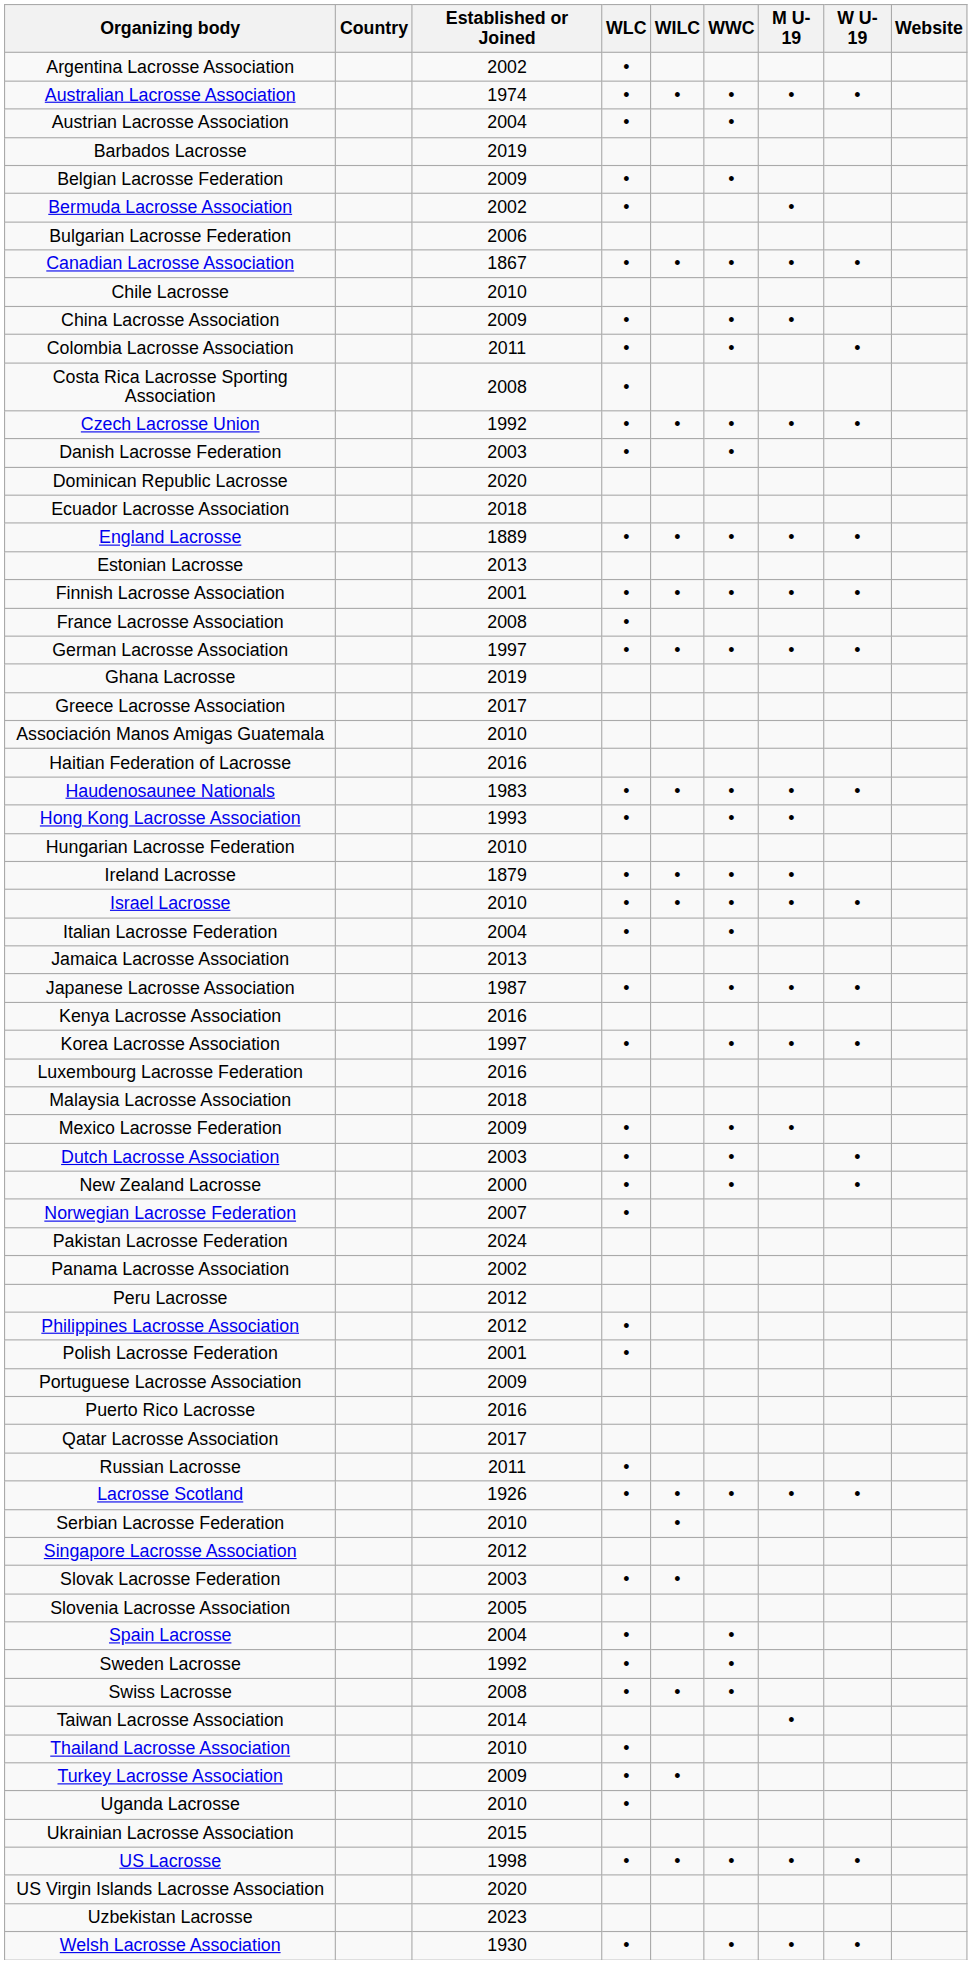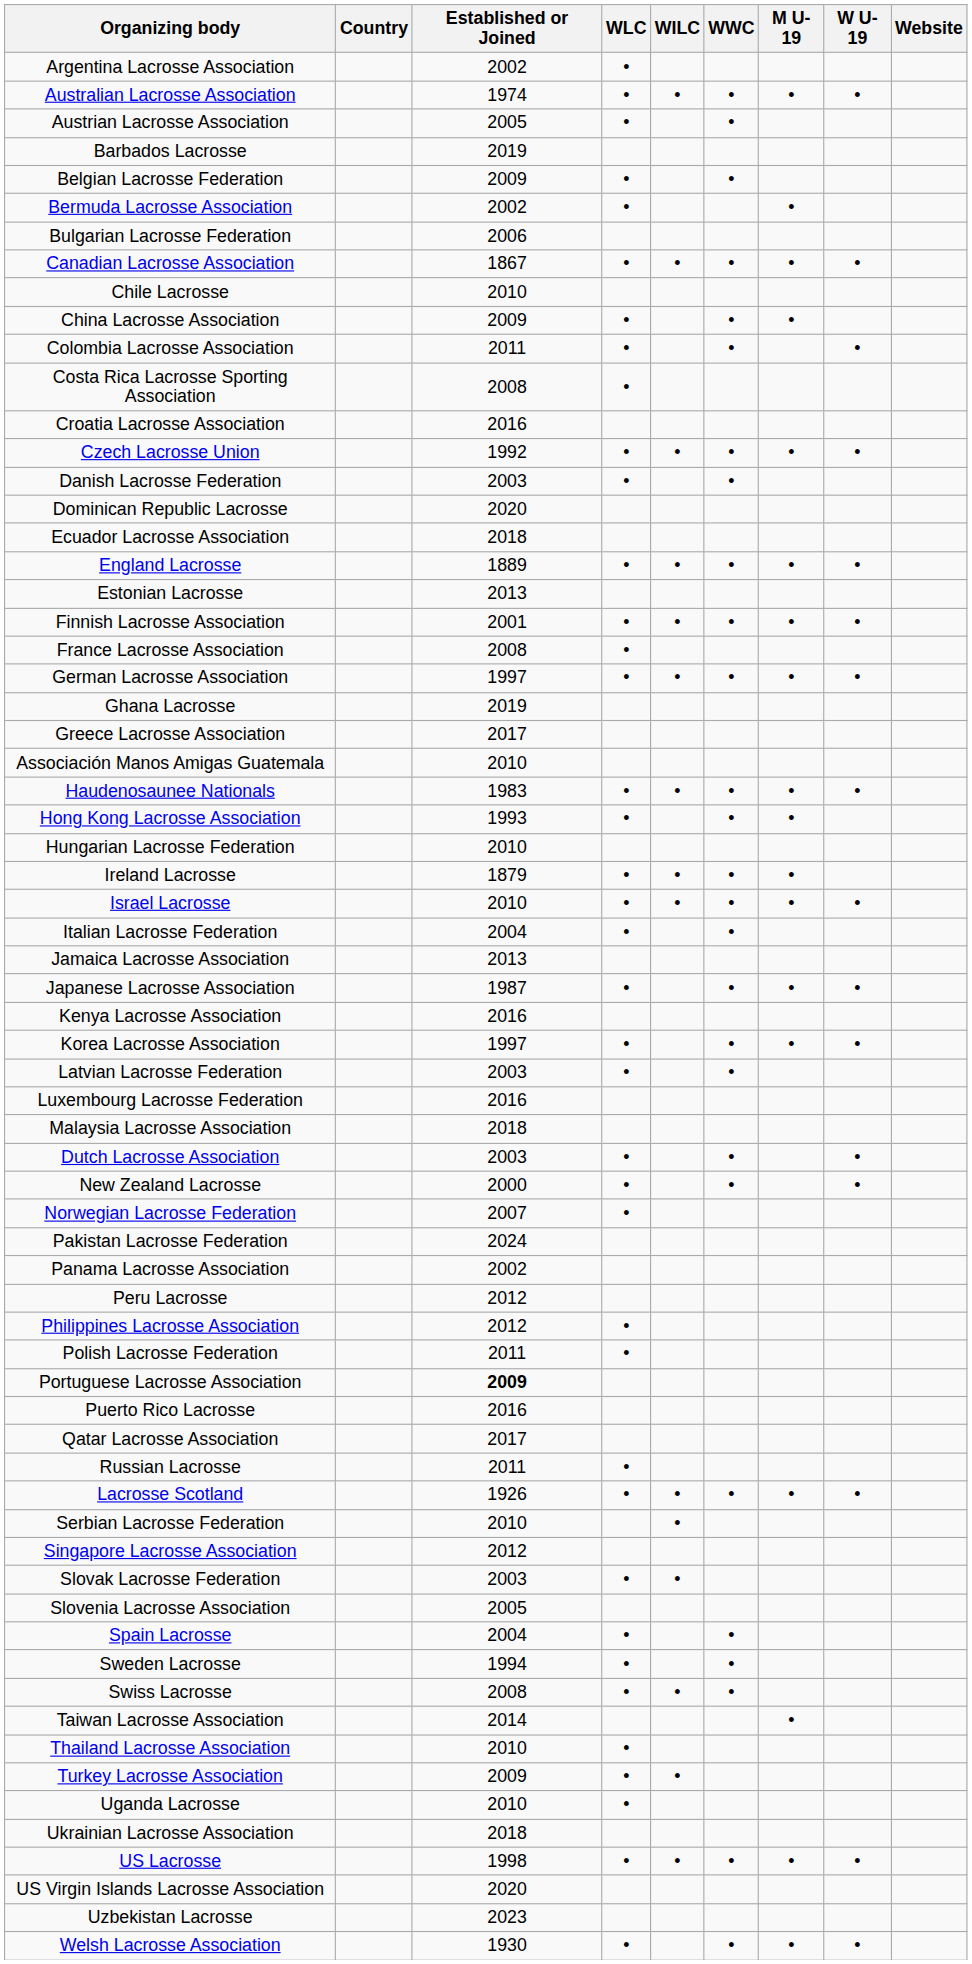(507, 123) 2004 -> (507, 123) 2005
+ row: (170, 424)
- row: (170, 762)
+ row: (170, 1072)
- row: (170, 1128)
(507, 1354) 2001 -> (507, 1354) 2011
(507, 1382) normal -> (507, 1382) bold
(507, 1664) 1992 -> (507, 1664) 1994
(507, 1833) 2015 -> (507, 1833) 2018
